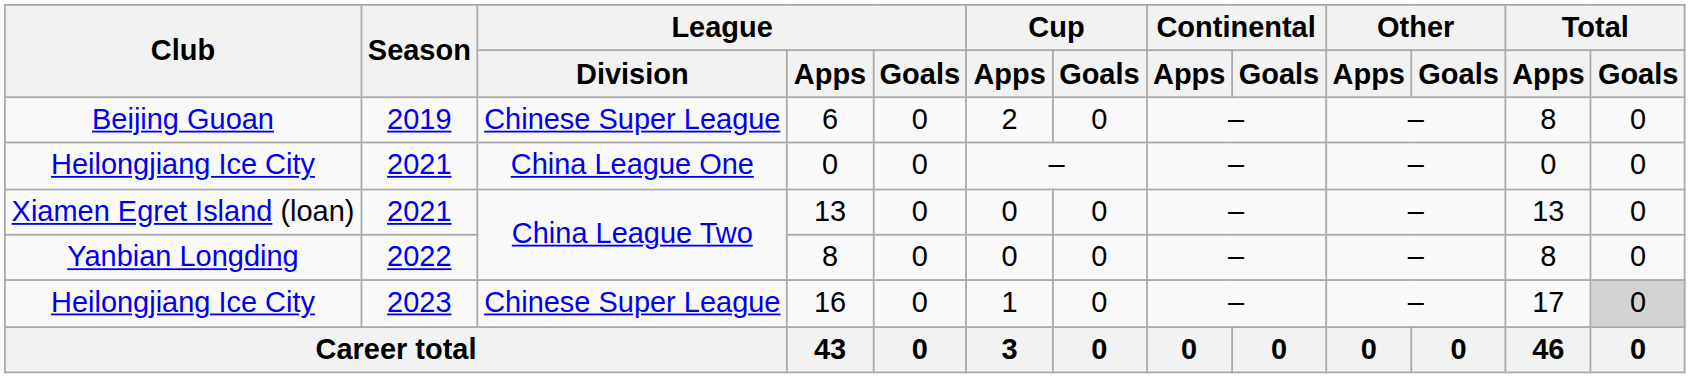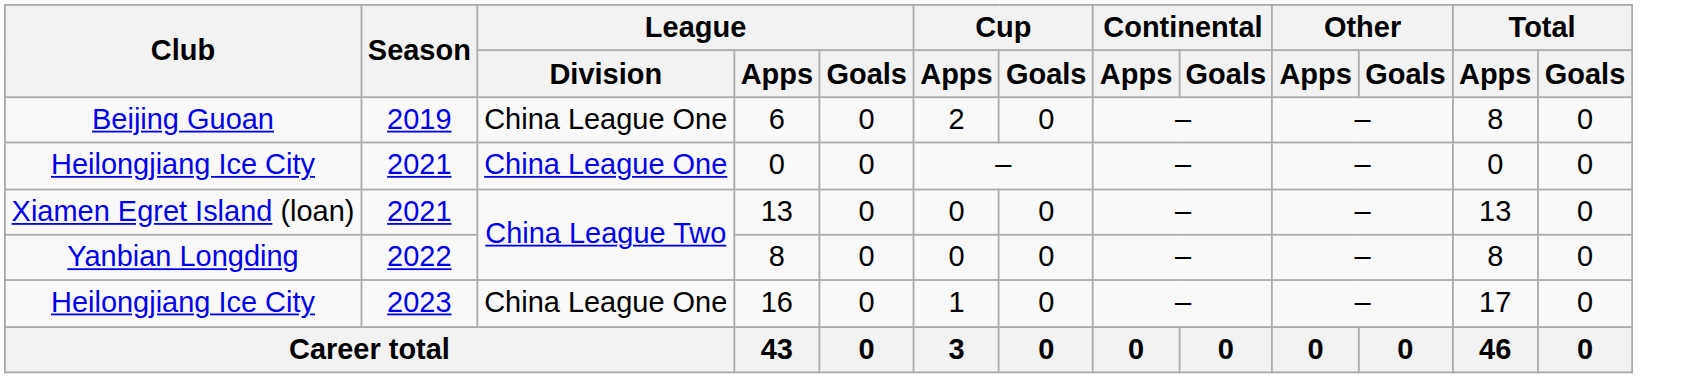(632, 119) Chinese Super League -> (606, 119) China League One
(632, 303) Chinese Super League -> (606, 303) China League One
(1638, 303) lightgrey background -> (1585, 303) no background
